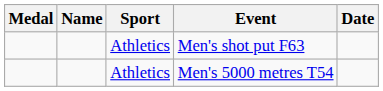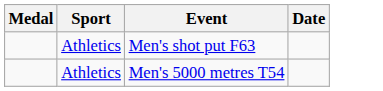- column: (82, 18)
